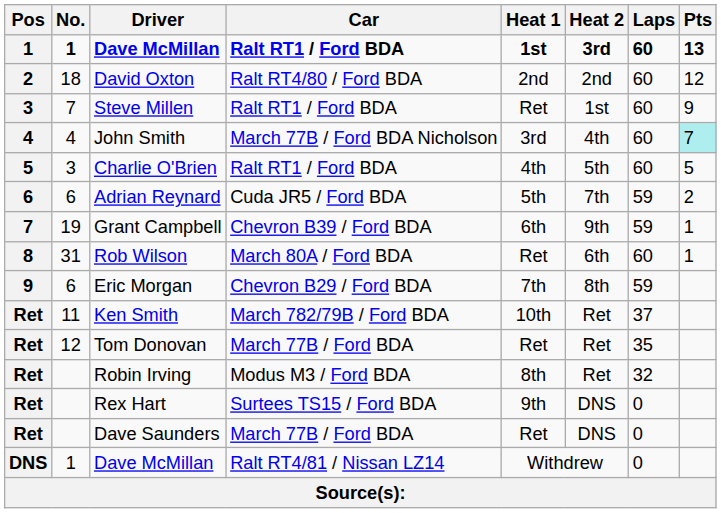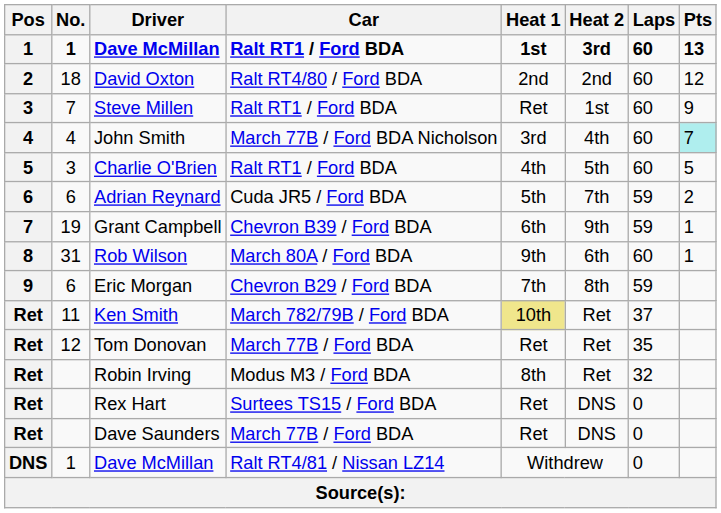(533, 256) Ret -> (533, 256) 9th
(533, 315) no background -> (533, 315) khaki background
(533, 404) 9th -> (533, 404) Ret
